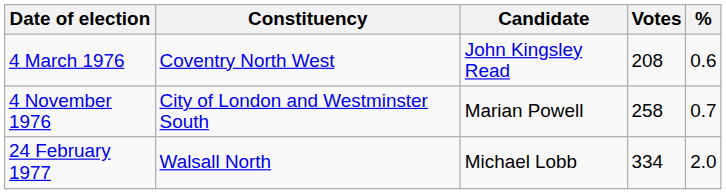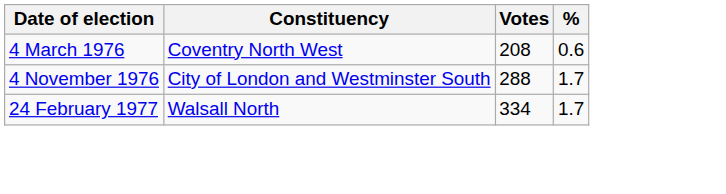- column: (544, 19)
(647, 111) 258 -> (515, 79) 288
(703, 111) 0.7 -> (571, 79) 1.7
(703, 162) 2.0 -> (571, 109) 1.7
